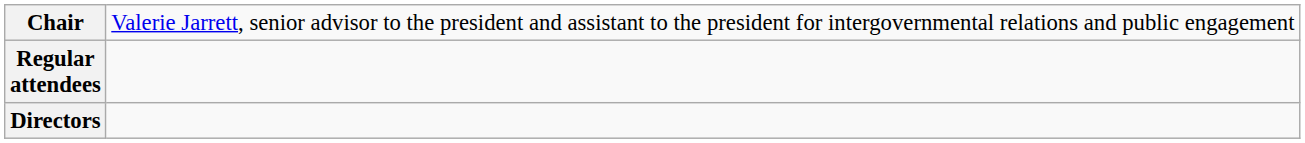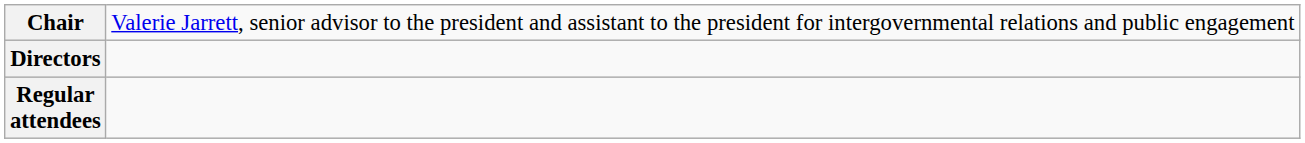rows swapped: (55, 120) <-> (55, 71)
